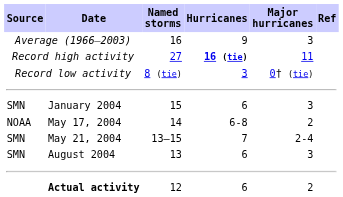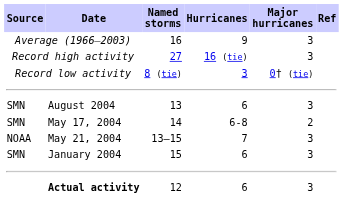(226, 57) bold -> (226, 57) normal
(307, 57) 11 -> (310, 57) 3
rows swapped: (85, 106) <-> (82, 155)
(19, 122) NOAA -> (16, 122) SMN
(16, 139) SMN -> (19, 139) NOAA
(304, 139) 2-4 -> (310, 139) 3
(310, 188) 2 -> (310, 188) 3
